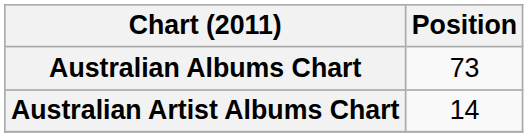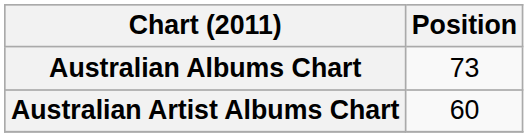(464, 110) 14 -> (464, 110) 60
